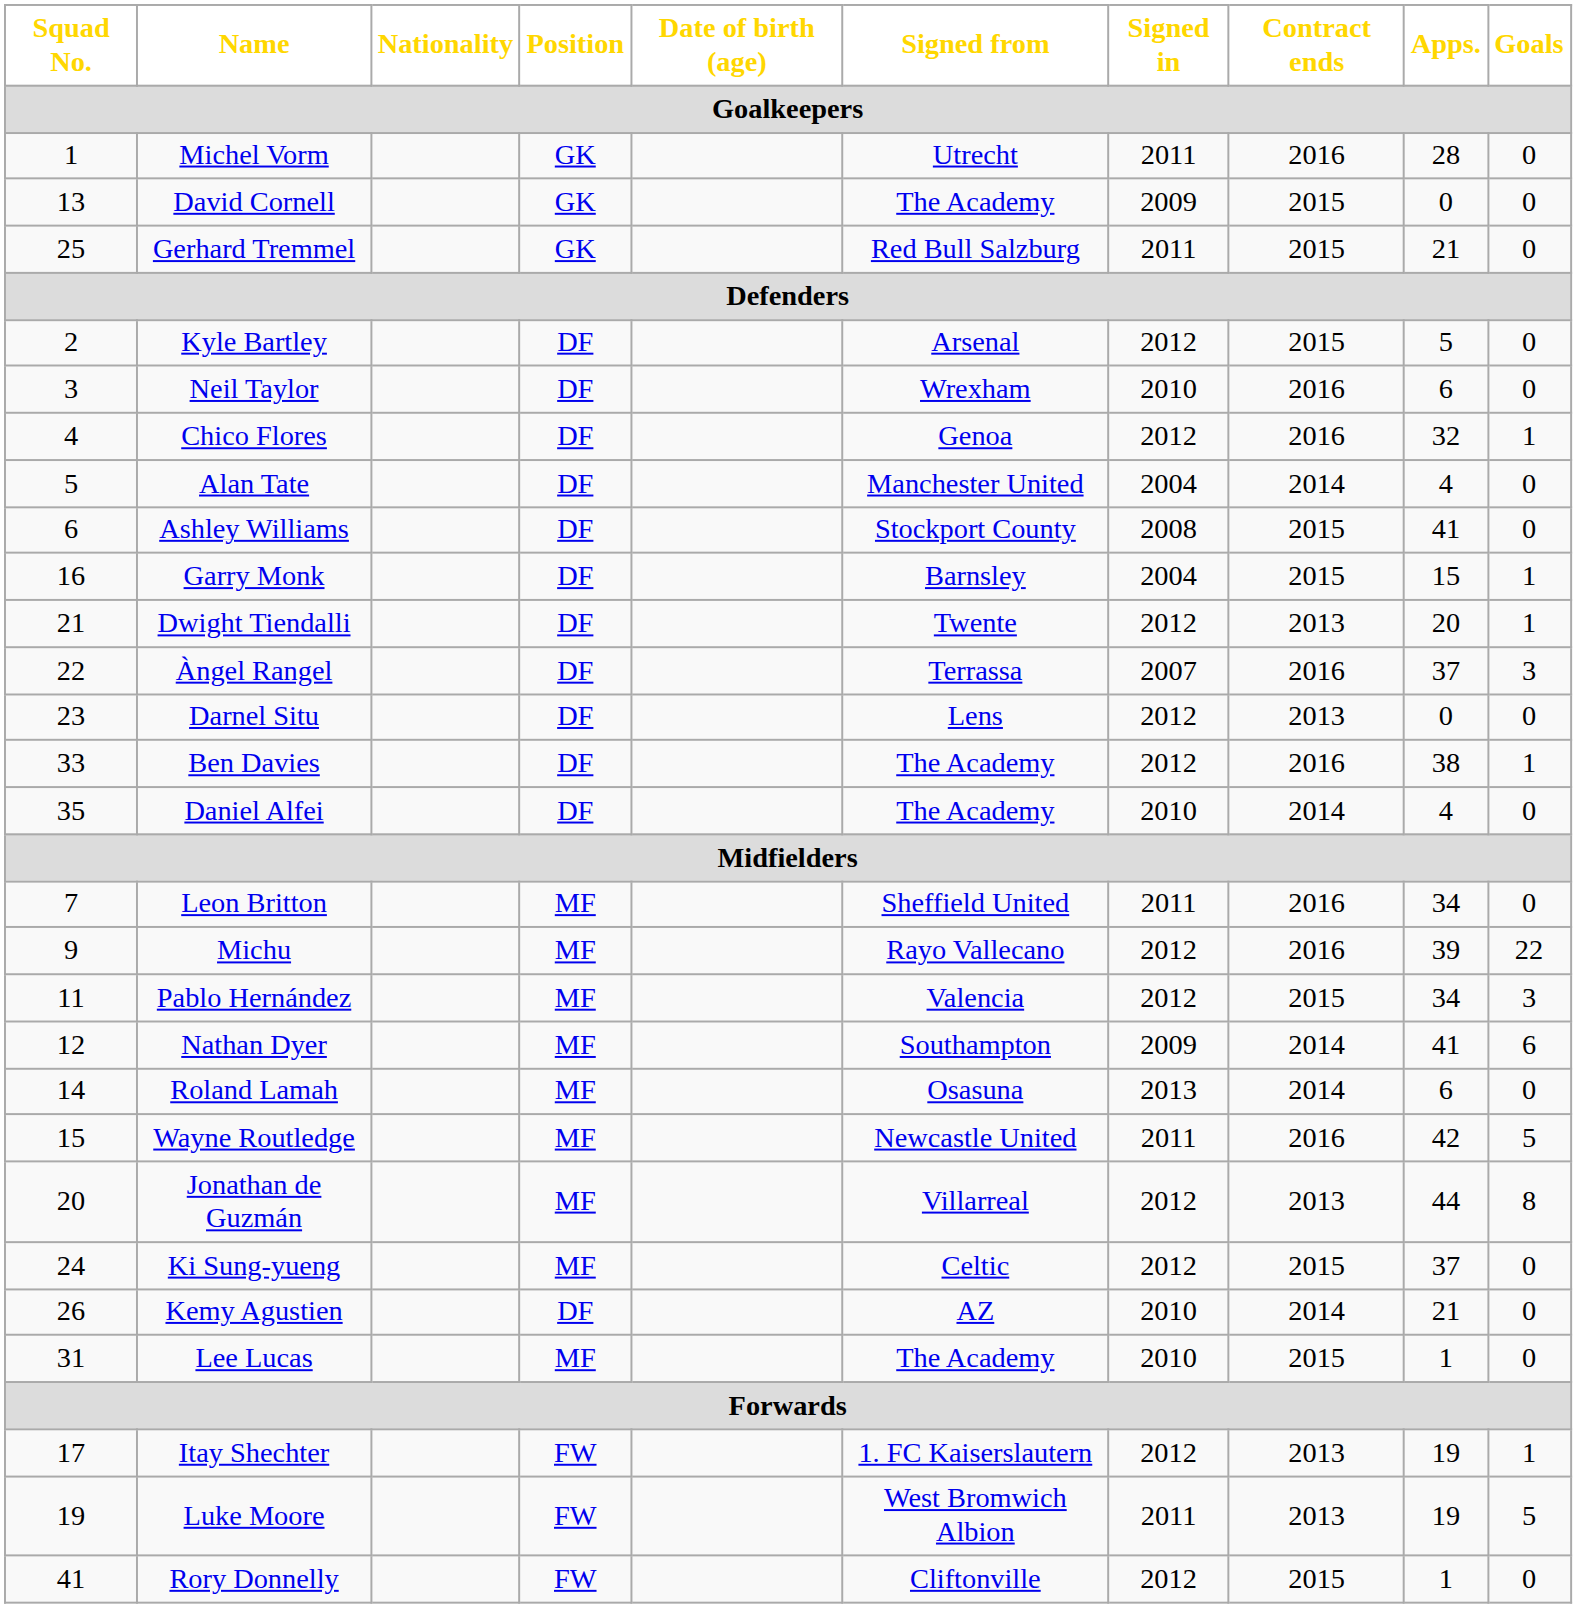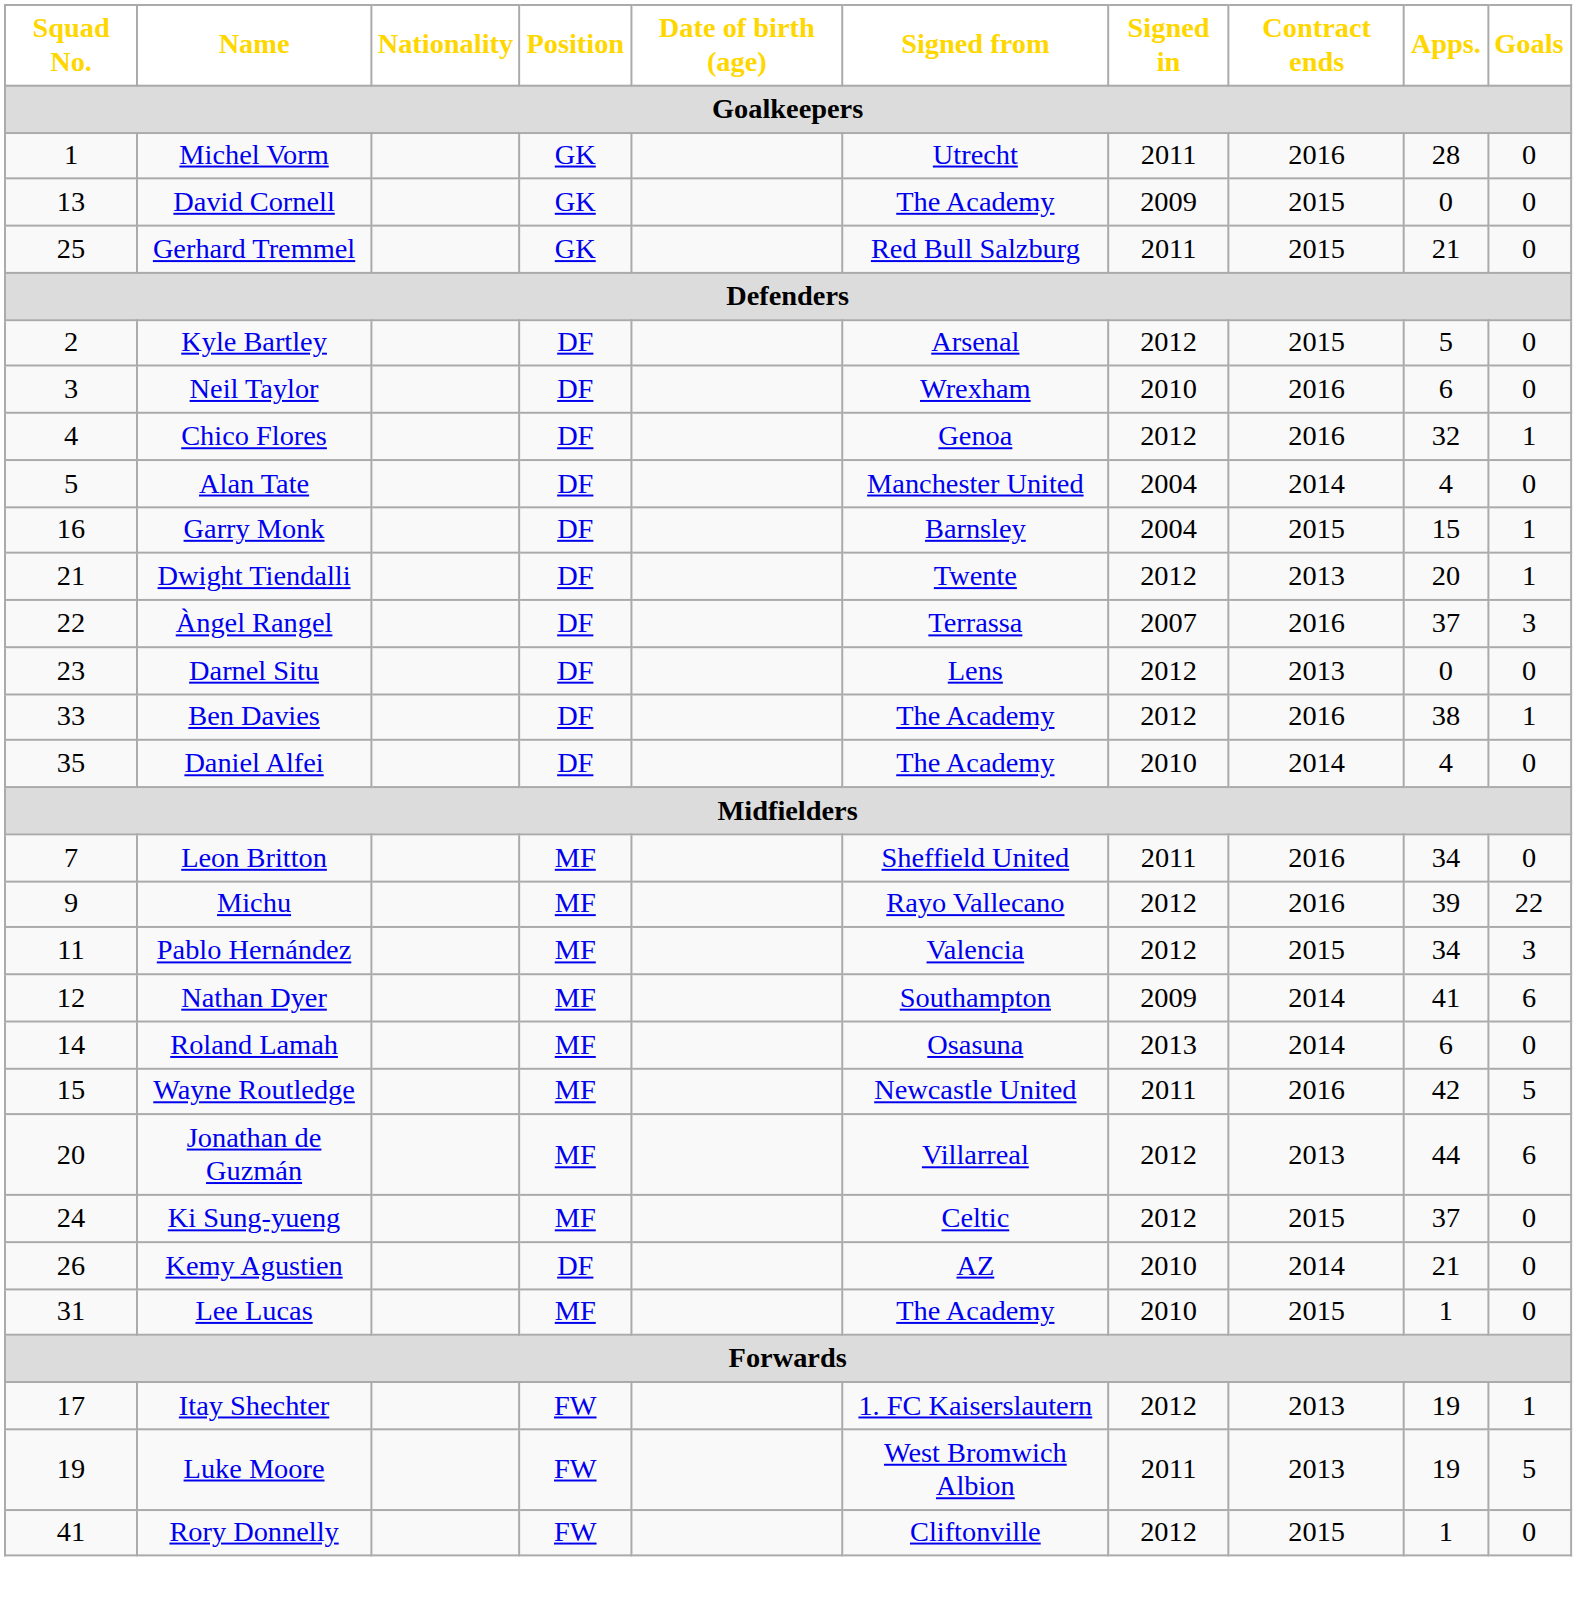- row: (254, 529)
(1529, 1201) 8 -> (1529, 1154) 6
